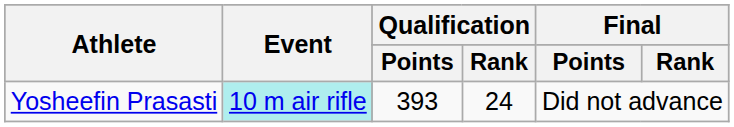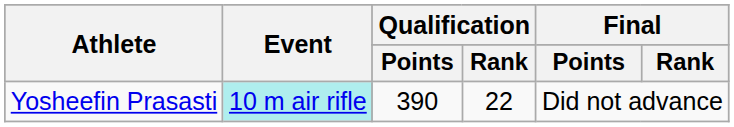(417, 102) 393 -> (417, 102) 390
(499, 102) 24 -> (499, 102) 22
